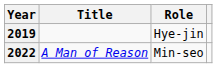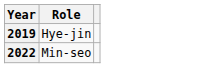- column: (95, 14)
